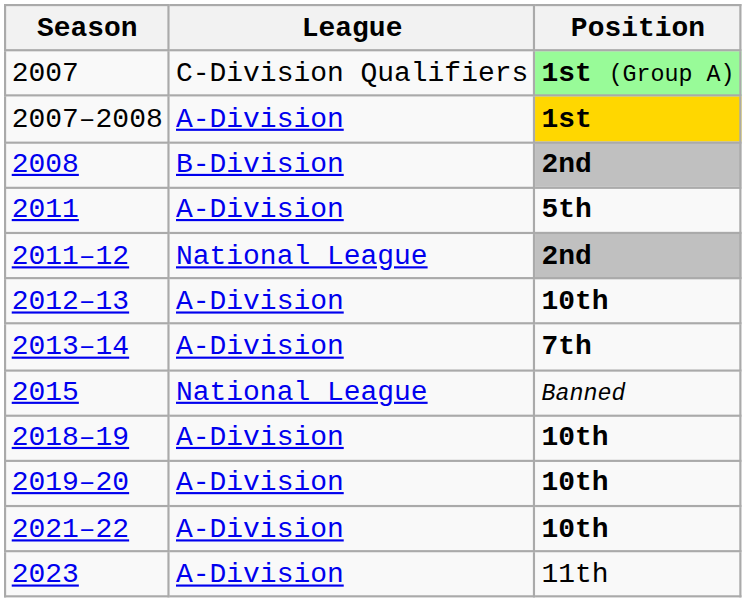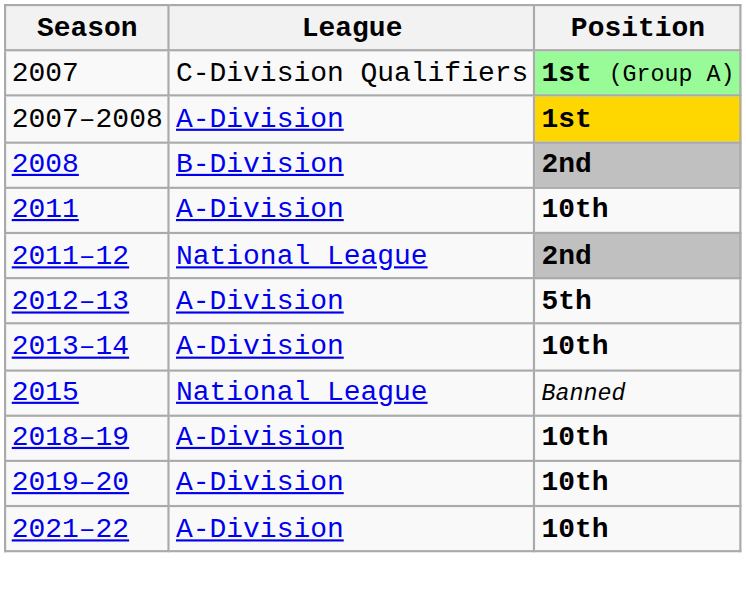(567, 210) 5th -> (575, 210) 10th
(575, 301) 10th -> (567, 301) 5th
(567, 347) 7th -> (575, 347) 10th
- row: (45, 574)
